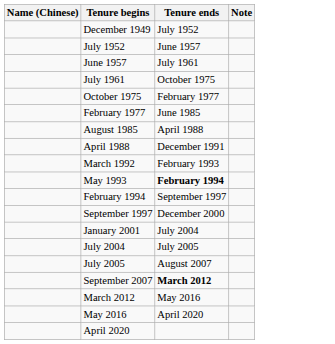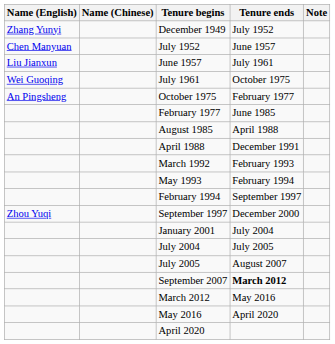+ column: (42, 12)
(191, 180) bold -> (263, 180) normal
